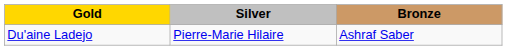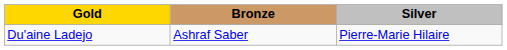columns swapped: (253, 14) <-> (419, 14)
